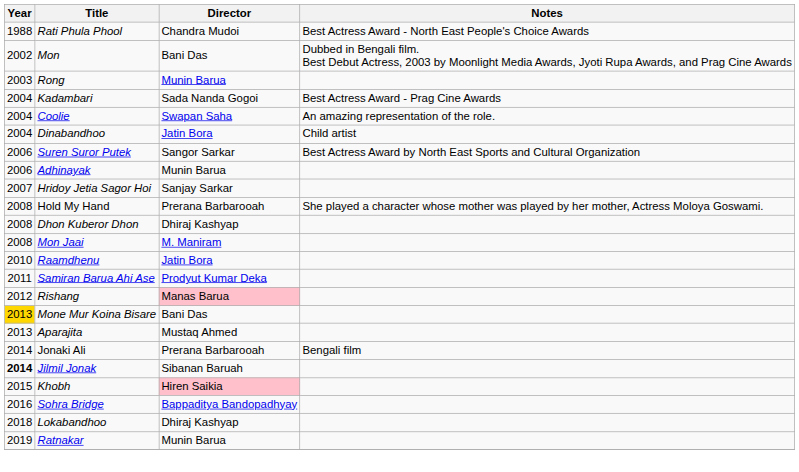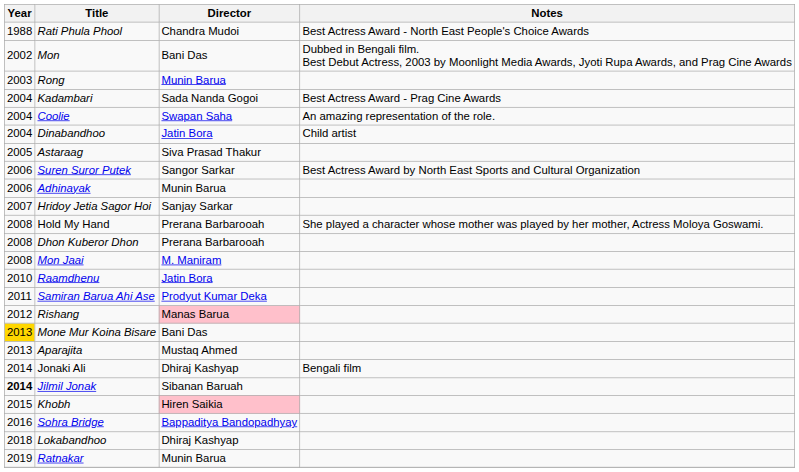+ row: (60, 152)
(200, 224) Dhiraj Kashyap -> (213, 242) Prerana Barbarooah
(213, 350) Prerana Barbarooah -> (200, 368) Dhiraj Kashyap
